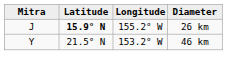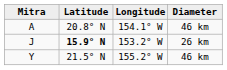+ row: (32, 27)
(140, 27) 155.2° W -> (140, 42) 153.2° W
(140, 42) 153.2° W -> (140, 57) 155.2° W
